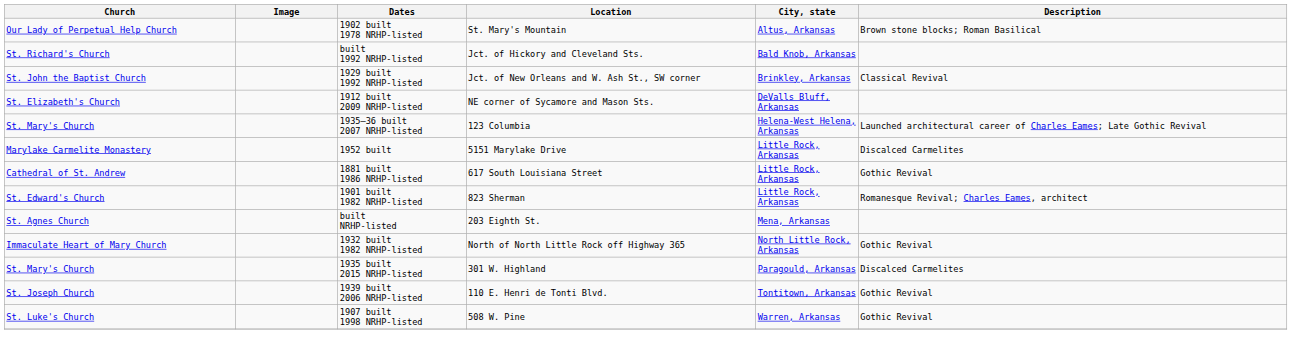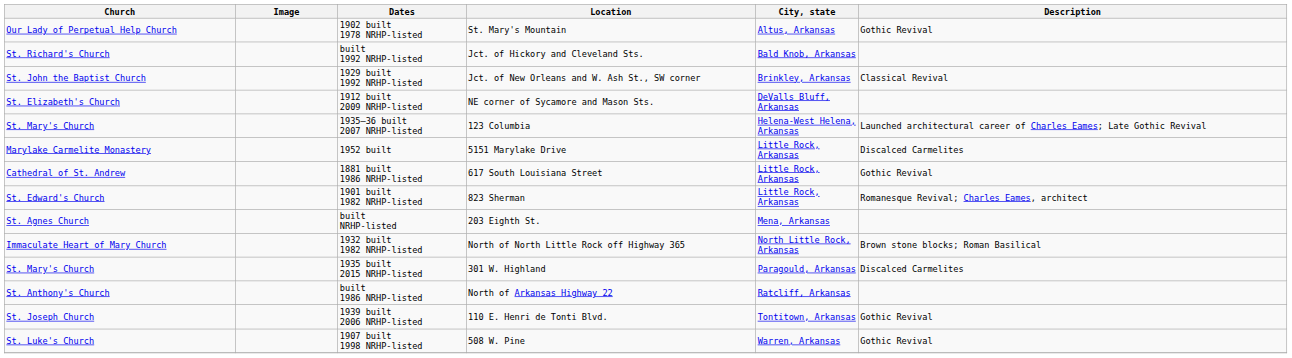(951, 30) Brown stone blocks; Roman Basilical -> (896, 30) Gothic Revival
(896, 245) Gothic Revival -> (951, 245) Brown stone blocks; Roman Basilical
+ row: (381, 293)
